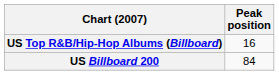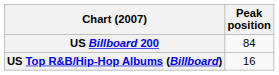rows swapped: (115, 61) <-> (115, 43)
